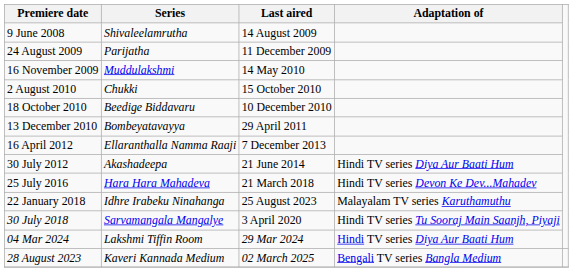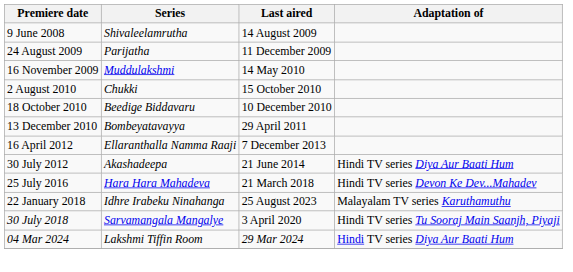- row: (44, 257)
